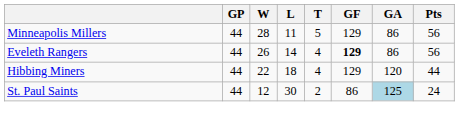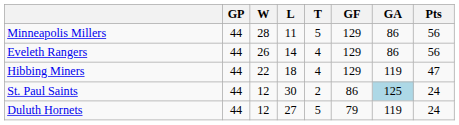(352, 52) bold -> (352, 52) normal
(393, 71) 120 -> (393, 71) 119
(434, 71) 44 -> (434, 71) 47
+ row: (45, 110)
